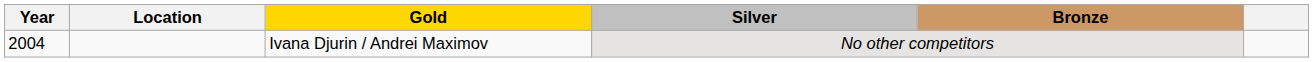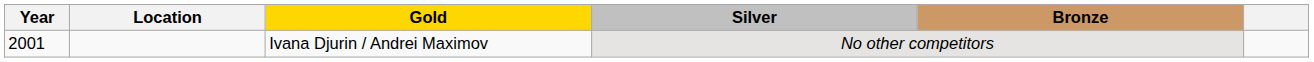(27, 43) 2004 -> (27, 43) 2001
